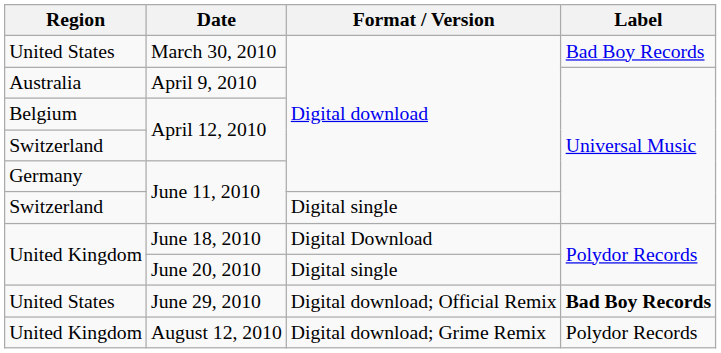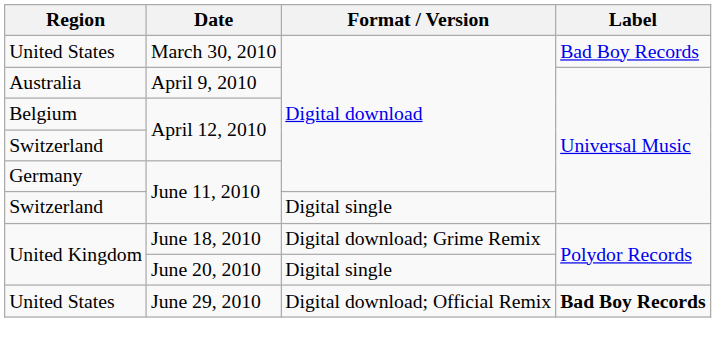(362, 238) Digital Download -> (413, 238) Digital download; Grime Remix
- row: (76, 332)
